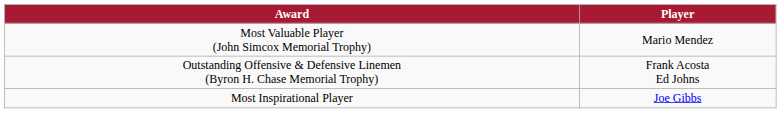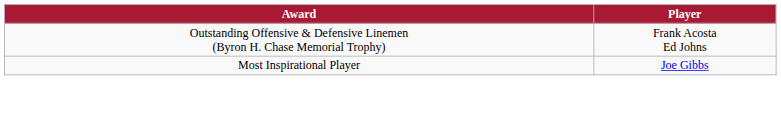- row: (292, 39)
